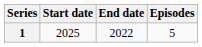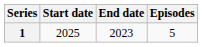(121, 32) 2022 -> (121, 32) 2023
